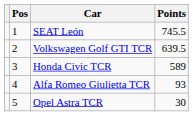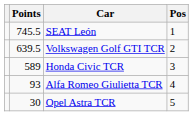columns swapped: (20, 13) <-> (172, 13)
